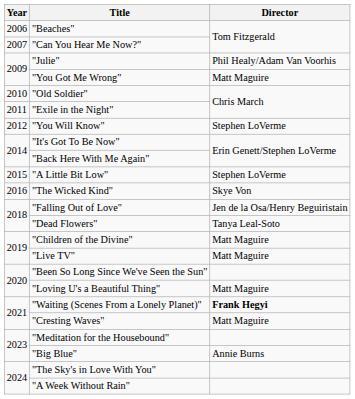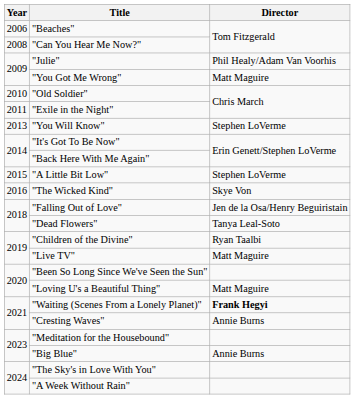(17, 45) 2007 -> (17, 45) 2008
(17, 126) 2012 -> (17, 126) 2013
(240, 239) Matt Maguire -> (237, 239) Ryan Taalbi
(240, 321) Matt Maguire -> (238, 321) Annie Burns
